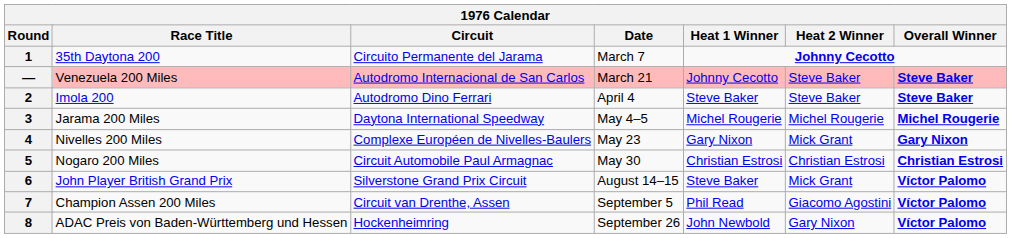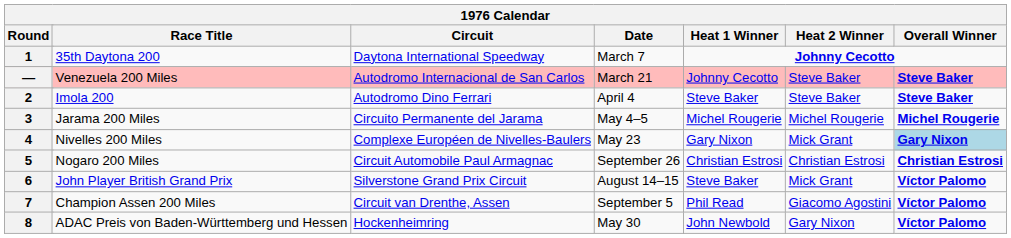(448, 56) Circuito Permanente del Jarama -> (449, 56) Daytona International Speedway
(449, 118) Daytona International Speedway -> (448, 118) Circuito Permanente del Jarama
(933, 139) no background -> (933, 139) lightblue background
(619, 160) May 30 -> (639, 160) September 26
(639, 222) September 26 -> (619, 222) May 30
